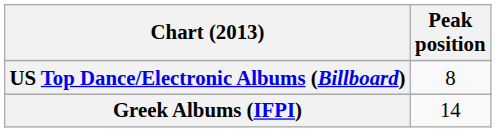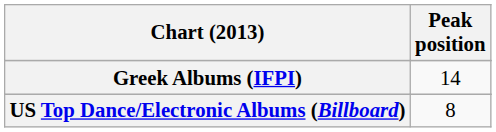rows swapped: (207, 110) <-> (207, 77)
